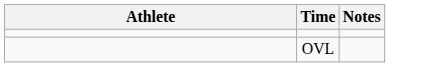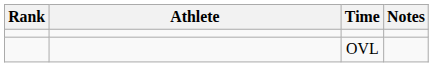+ column: (27, 17)
